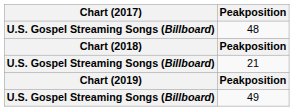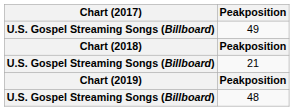rows swapped: (253, 98) <-> (253, 30)
